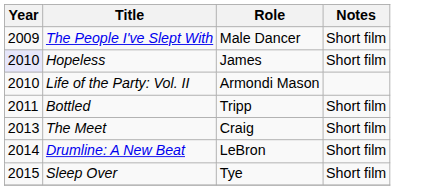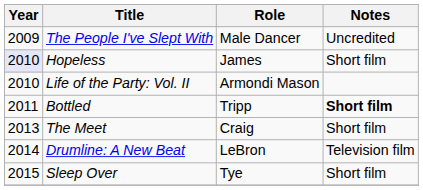(356, 38) Short film -> (360, 38) Uncredited
(356, 106) normal -> (359, 106) bold
(356, 151) Short film -> (370, 151) Television film
